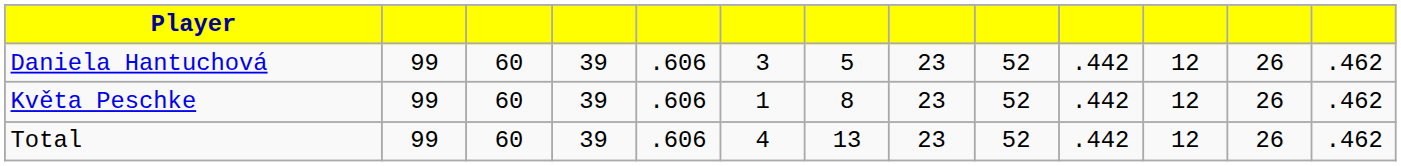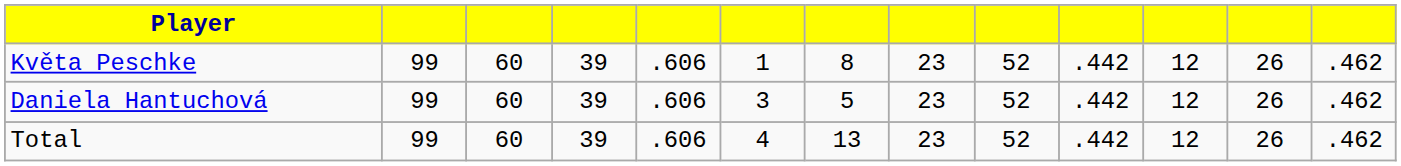rows swapped: (139, 63) <-> (103, 102)
